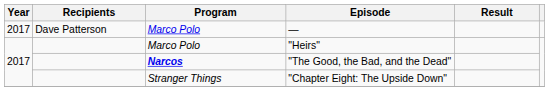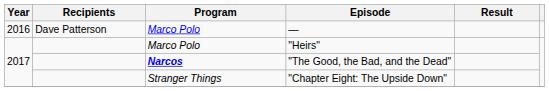(19, 29) 2017 -> (19, 29) 2016
